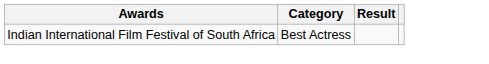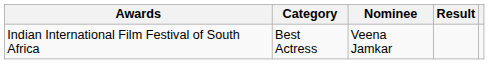+ column: (391, 14)
